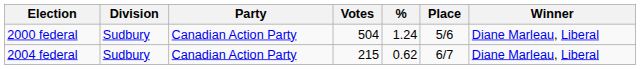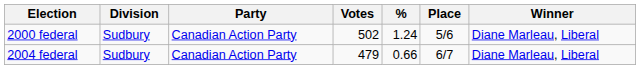(369, 34) 504 -> (369, 34) 502
(369, 54) 215 -> (369, 54) 479
(405, 54) 0.62 -> (405, 54) 0.66
